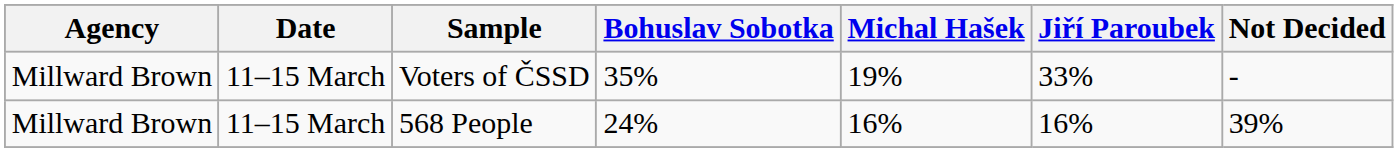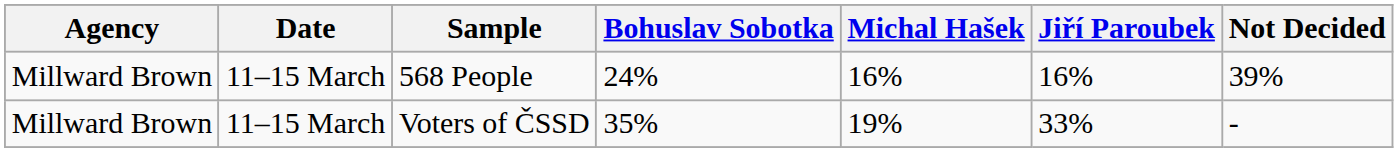rows swapped: (466, 123) <-> (494, 75)
